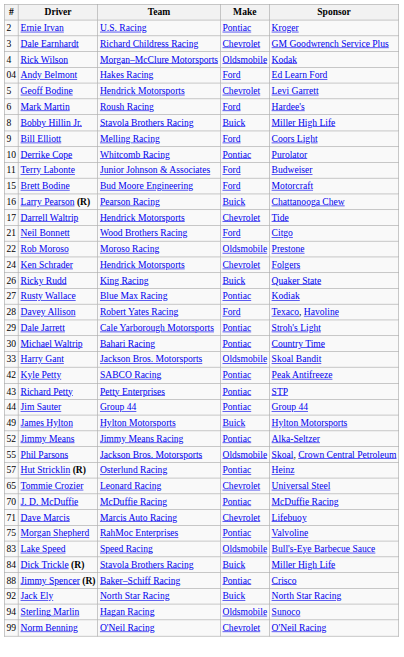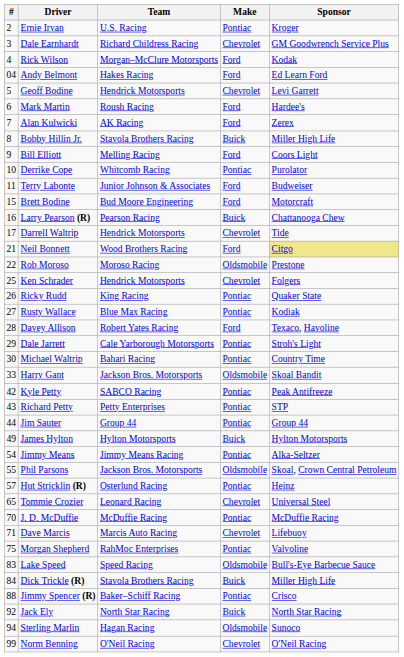(245, 59) Oldsmobile -> (232, 59) Ford
+ row: (49, 123)
(282, 233) no background -> (282, 249) khaki background
(11, 265) 24 -> (11, 281) 25
(234, 281) Buick -> (237, 296) Pontiac
(11, 438) 52 -> (11, 454) 54
